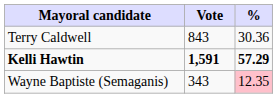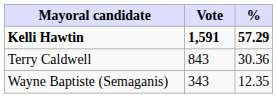rows swapped: (46, 59) <-> (49, 37)
(254, 81) pink background -> (254, 81) no background
